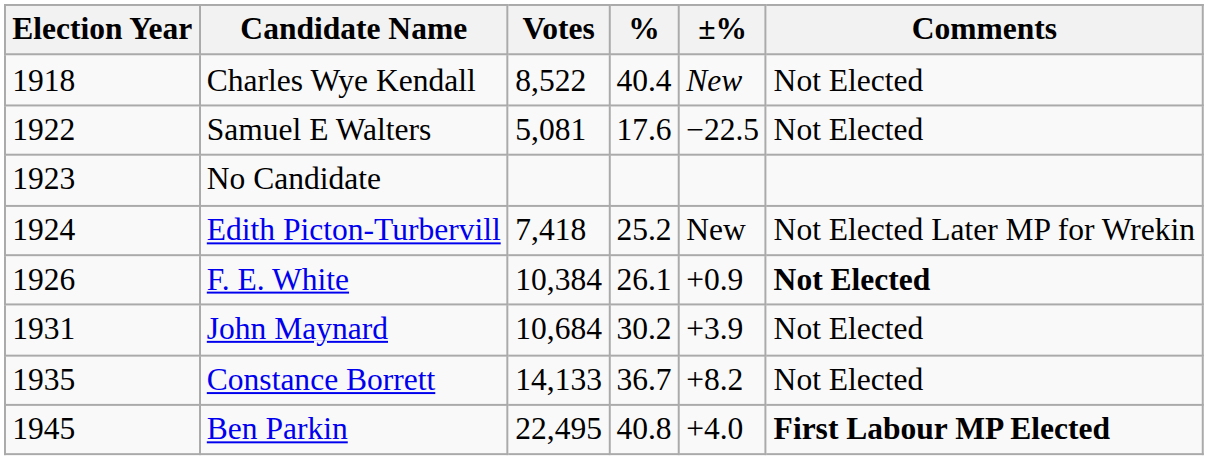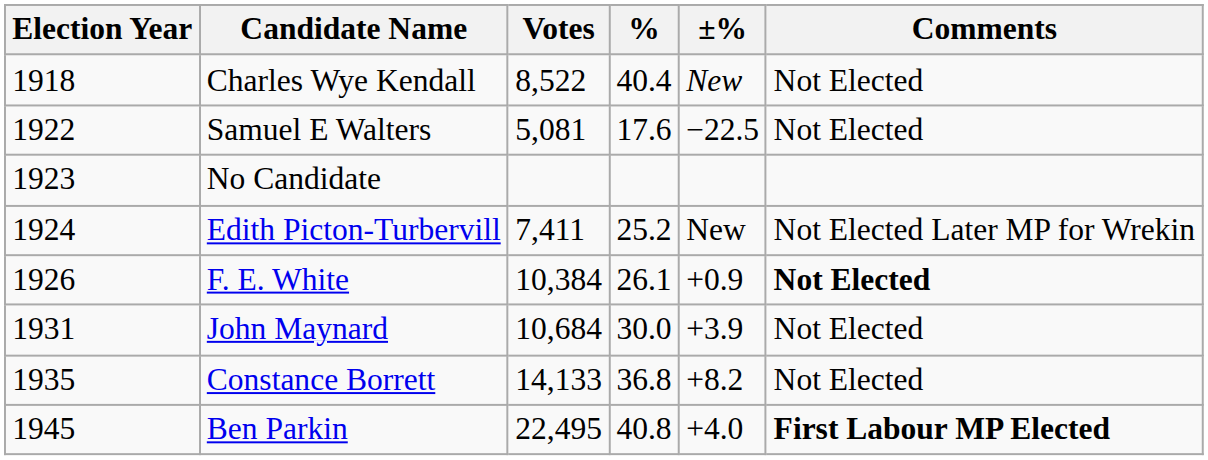(551, 229) 7,418 -> (550, 229) 7,411
(644, 329) 30.2 -> (644, 329) 30.0
(644, 379) 36.7 -> (644, 379) 36.8
